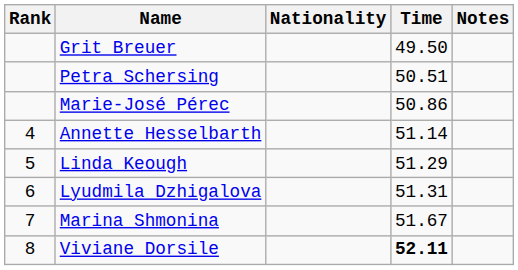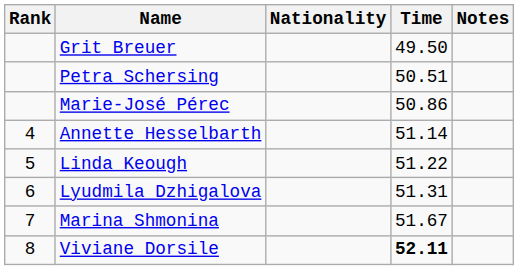(421, 163) 51.29 -> (421, 163) 51.22
